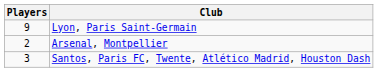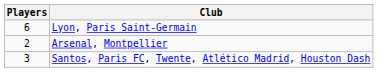(27, 28) 9 -> (27, 28) 6
